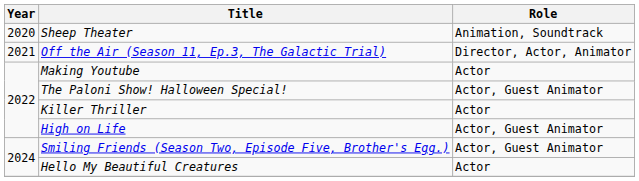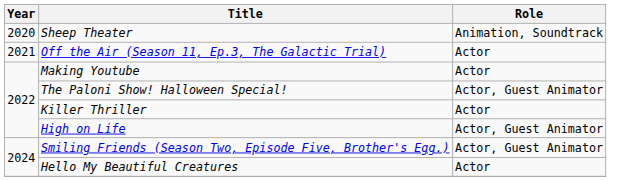(543, 52) Director, Actor, Animator -> (473, 52) Actor
